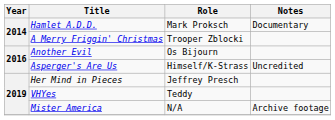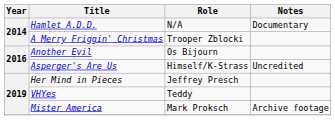(198, 25) Mark Proksch -> (175, 25) N/A
(175, 108) N/A -> (198, 108) Mark Proksch
